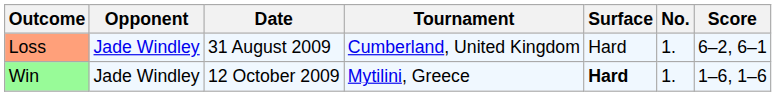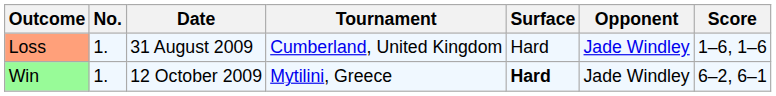columns swapped: (675, 18) <-> (147, 18)
(732, 47) 6–2, 6–1 -> (732, 47) 1–6, 1–6
(732, 75) 1–6, 1–6 -> (732, 75) 6–2, 6–1
